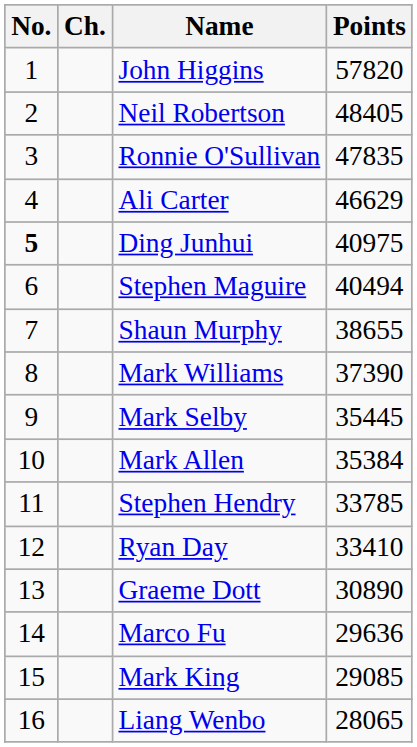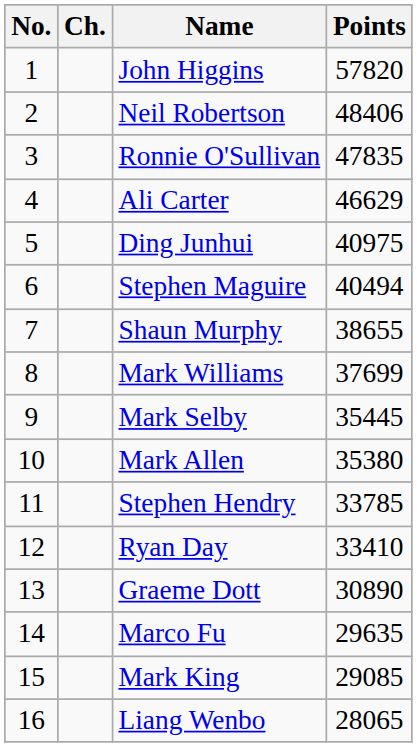(369, 112) 48405 -> (369, 112) 48406
(31, 243) bold -> (31, 243) normal
(369, 373) 37390 -> (369, 373) 37699
(369, 460) 35384 -> (369, 460) 35380
(369, 633) 29636 -> (369, 633) 29635
